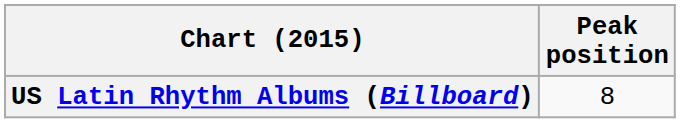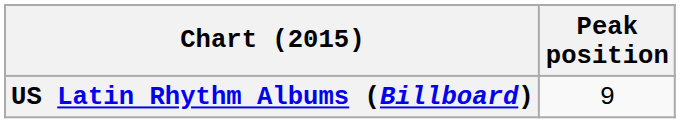(607, 97) 8 -> (607, 97) 9
